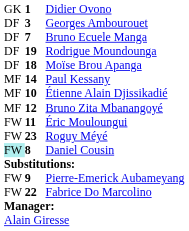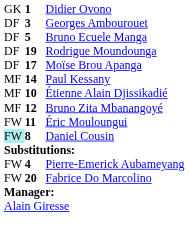(28, 37) 7 -> (28, 37) 5
(31, 65) 18 -> (31, 65) 17
- row: (77, 136)
(28, 178) 9 -> (28, 164) 4
(31, 192) 22 -> (31, 178) 20
